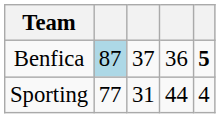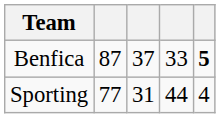(110, 58) lightblue background -> (110, 58) no background
(176, 58) 36 -> (176, 58) 33
